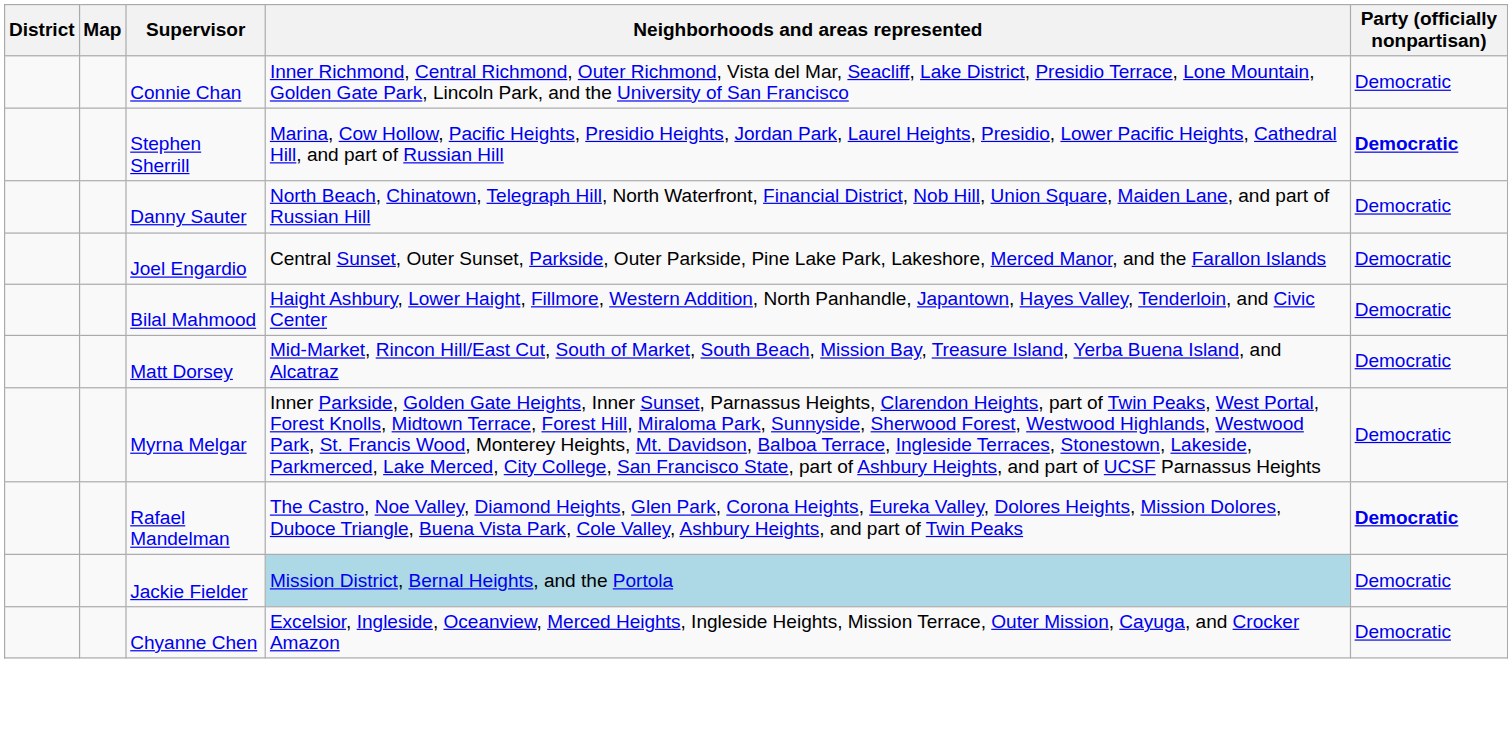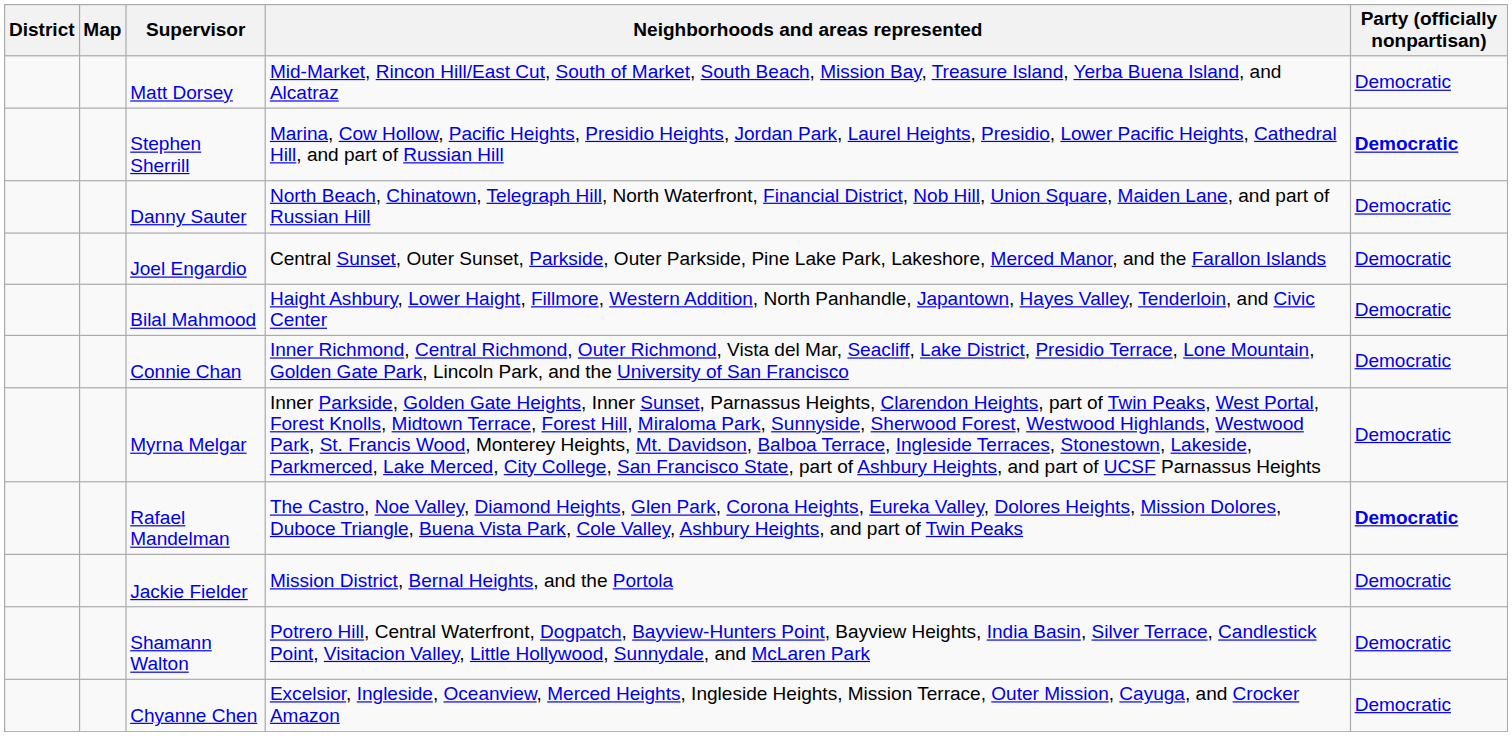rows swapped: (186, 92) <-> (182, 372)
(471, 580) lightblue background -> (471, 580) no background
+ row: (171, 653)
